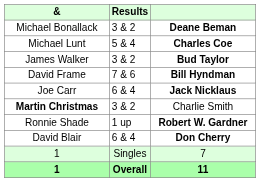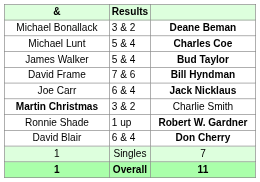(123, 59) 3 & 2 -> (123, 59) 5 & 4
